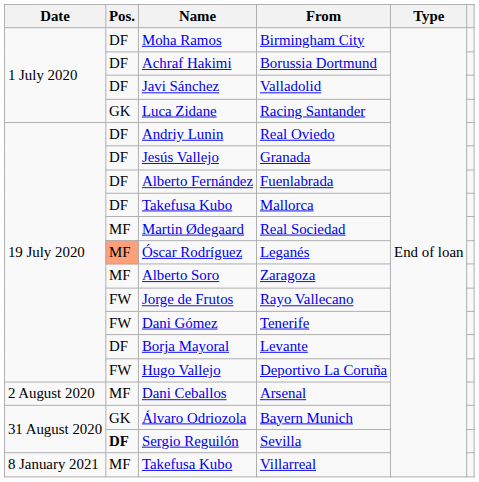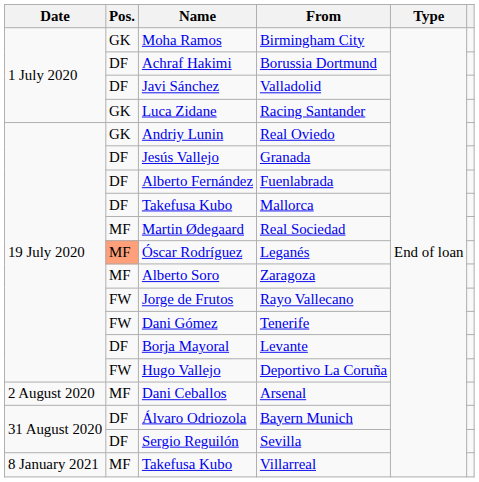(119, 39) DF -> (120, 39) GK
(119, 134) DF -> (120, 134) GK
(120, 417) GK -> (119, 417) DF
(119, 441) bold -> (119, 441) normal
